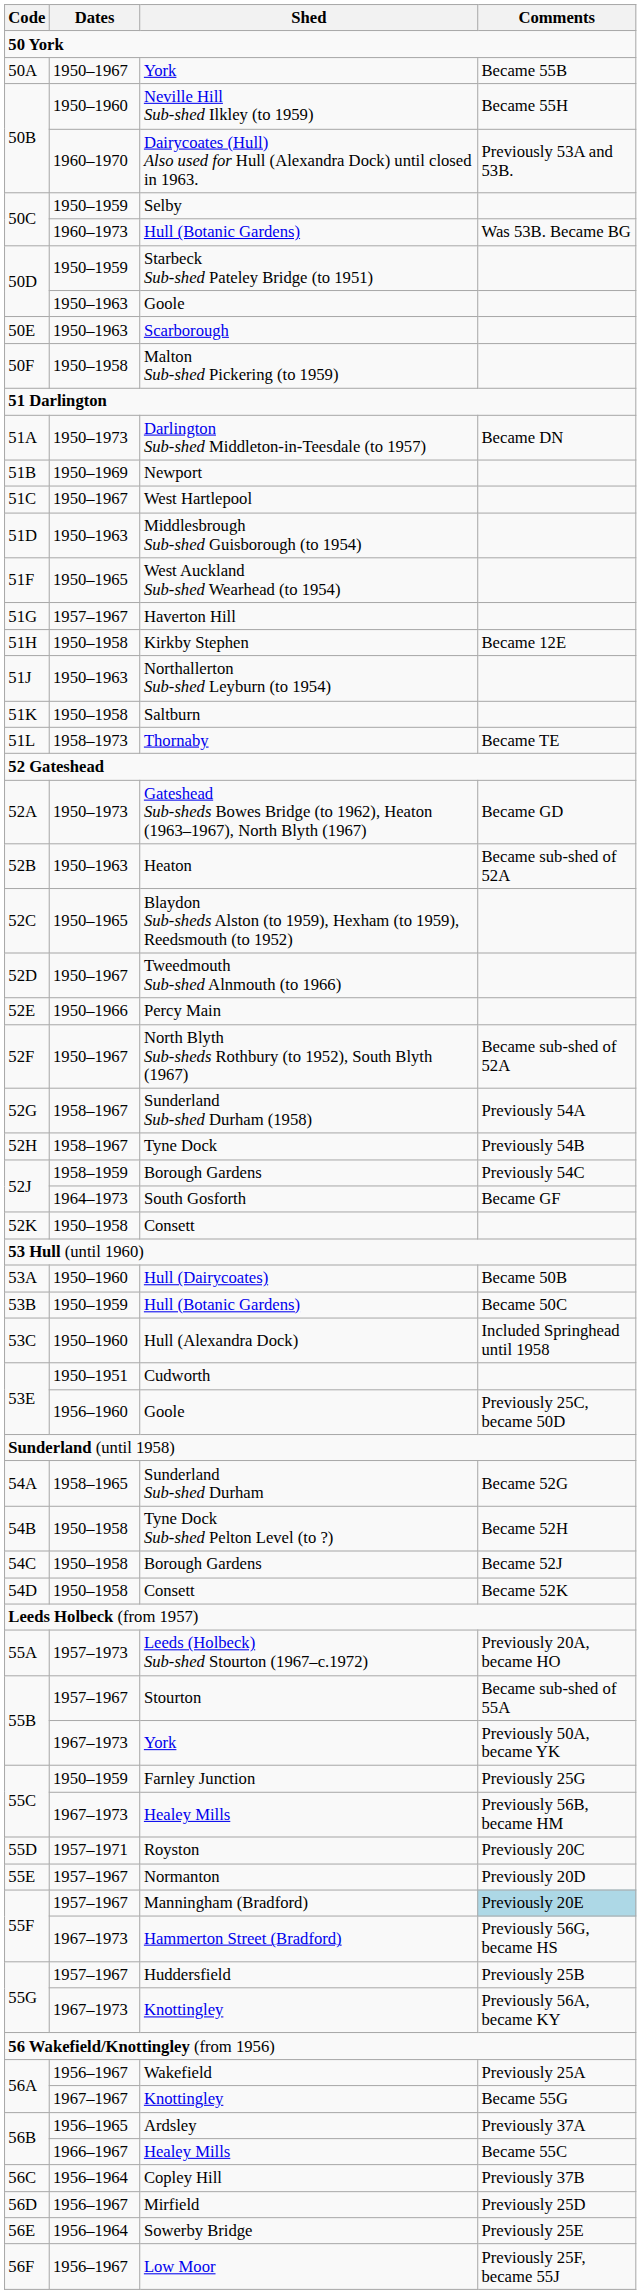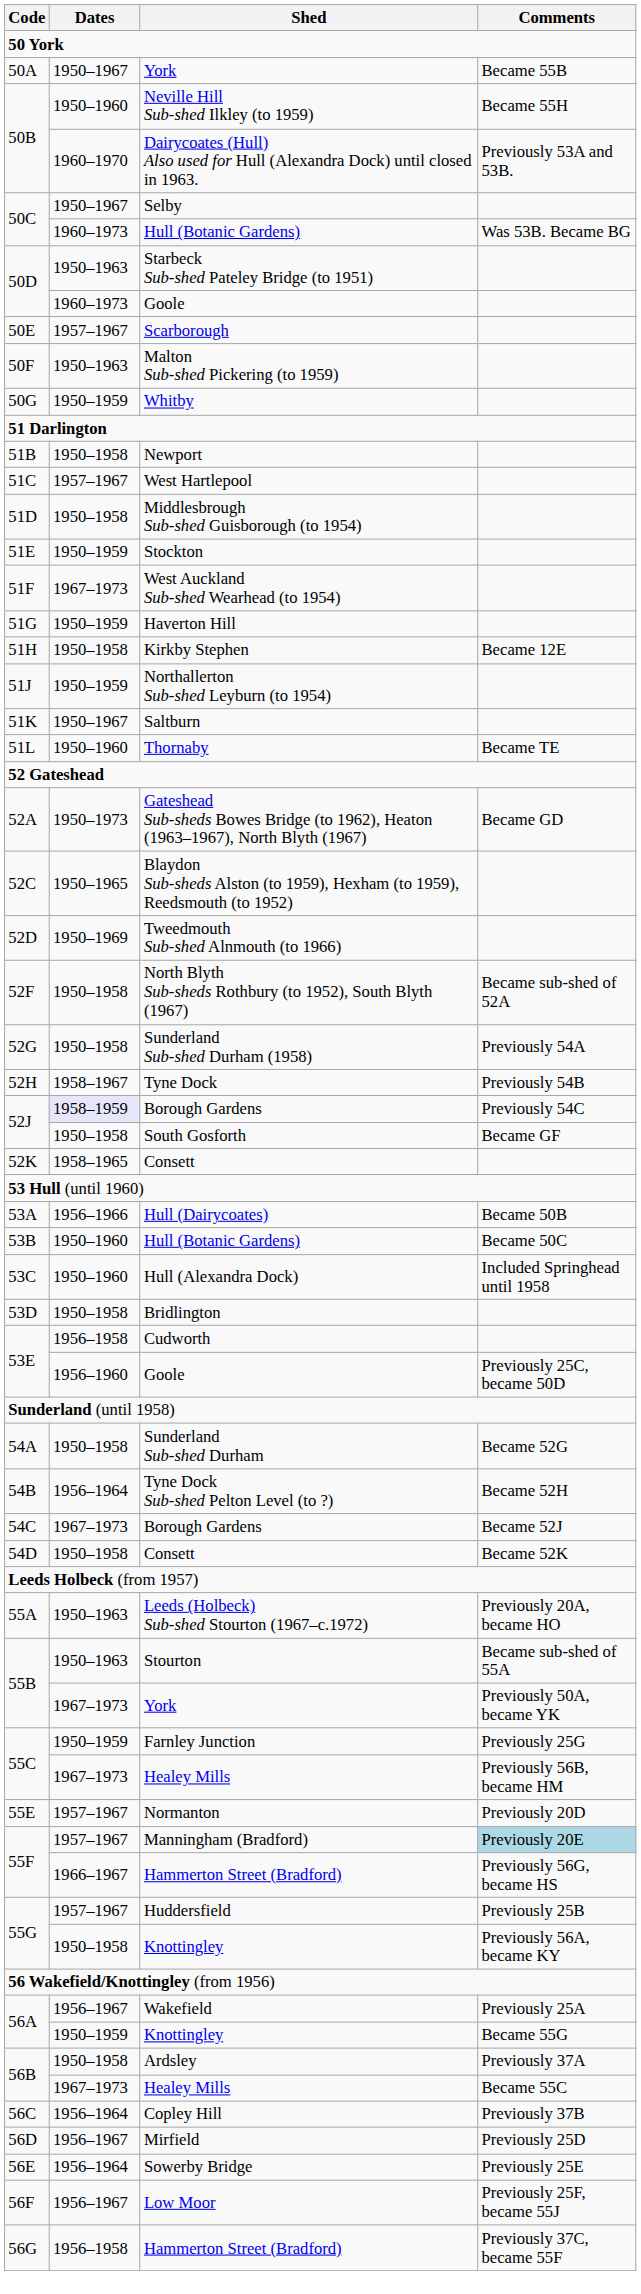(90, 205) 1950–1959 -> (90, 205) 1950–1967
(90, 267) 1950–1959 -> (90, 267) 1950–1963
(90, 303) 1950–1963 -> (90, 303) 1960–1973
(90, 330) 1950–1963 -> (90, 330) 1957–1967
(90, 365) 1950–1958 -> (90, 365) 1950–1963
+ row: (23, 401)
- row: (23, 437)
(90, 473) 1950–1969 -> (90, 454) 1950–1958
(90, 499) 1950–1967 -> (90, 480) 1957–1967
(90, 535) 1950–1963 -> (90, 516) 1950–1958
+ row: (22, 552)
(90, 580) 1950–1965 -> (90, 588) 1967–1973
(90, 616) 1957–1967 -> (90, 623) 1950–1959
(90, 678) 1950–1963 -> (90, 685) 1950–1959
(90, 713) 1950–1958 -> (90, 721) 1950–1967
(90, 740) 1958–1973 -> (90, 748) 1950–1960
- row: (22, 866)
(90, 975) 1950–1967 -> (90, 937) 1950–1969
- row: (22, 1011)
(90, 1056) 1950–1967 -> (90, 992) 1950–1958
(90, 1110) 1958–1967 -> (90, 1046) 1950–1958
(90, 1172) no background -> (90, 1108) lavender background
(90, 1199) 1964–1973 -> (90, 1135) 1950–1958
(90, 1225) 1950–1958 -> (90, 1161) 1958–1965
(90, 1278) 1950–1960 -> (90, 1214) 1956–1966
(90, 1304) 1950–1959 -> (90, 1240) 1950–1960
+ row: (23, 1312)
(90, 1376) 1950–1951 -> (90, 1338) 1956–1958
(90, 1483) 1958–1965 -> (90, 1446) 1950–1958
(90, 1528) 1950–1958 -> (90, 1491) 1956–1964
(90, 1564) 1950–1958 -> (90, 1526) 1967–1973
(90, 1652) 1957–1973 -> (90, 1615) 1950–1963
(90, 1697) 1957–1967 -> (90, 1660) 1950–1963
- row: (23, 1850)
(90, 1938) 1967–1973 -> (90, 1875) 1966–1967
(90, 2010) 1967–1973 -> (90, 1946) 1950–1958
(90, 2098) 1967–1967 -> (90, 2035) 1950–1959
(90, 2125) 1956–1965 -> (90, 2061) 1950–1958
(90, 2151) 1966–1967 -> (90, 2087) 1967–1973
+ row: (23, 2247)
